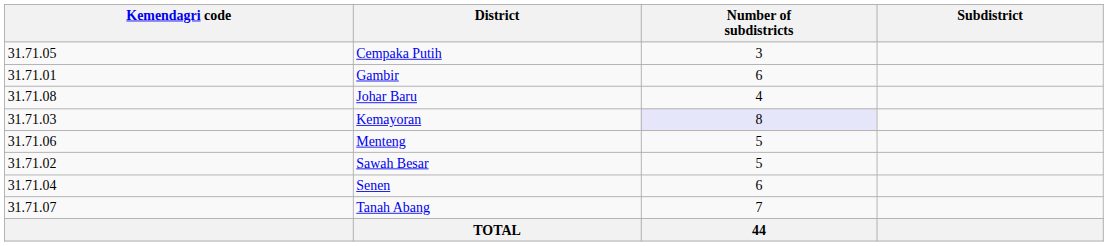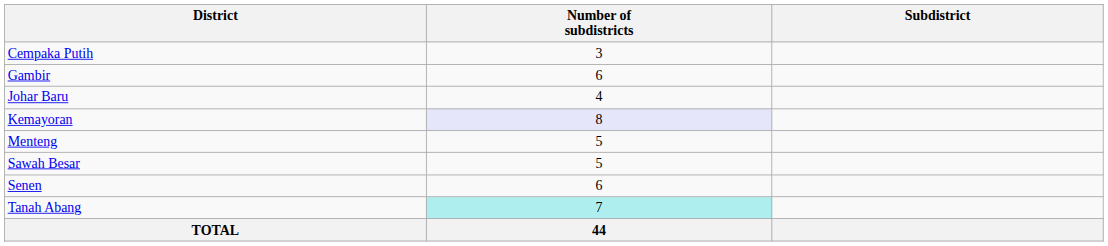- column: (179, 15)
(759, 207) no background -> (599, 207) paleturquoise background
